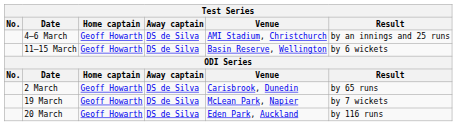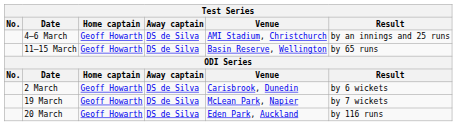(359, 50) by 6 wickets -> (355, 50) by 65 runs
(355, 88) by 65 runs -> (359, 88) by 6 wickets
